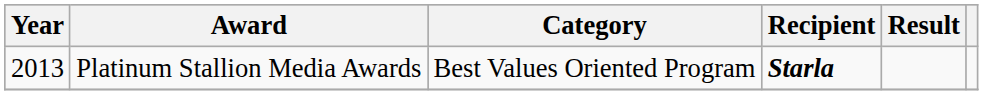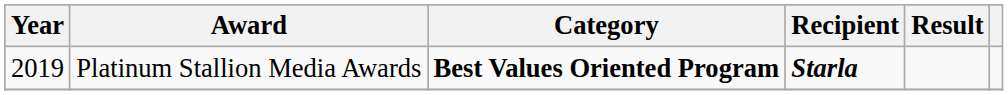(38, 67) 2013 -> (38, 67) 2019
(595, 67) normal -> (606, 67) bold
